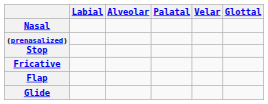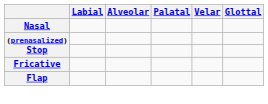- row: (37, 92)
